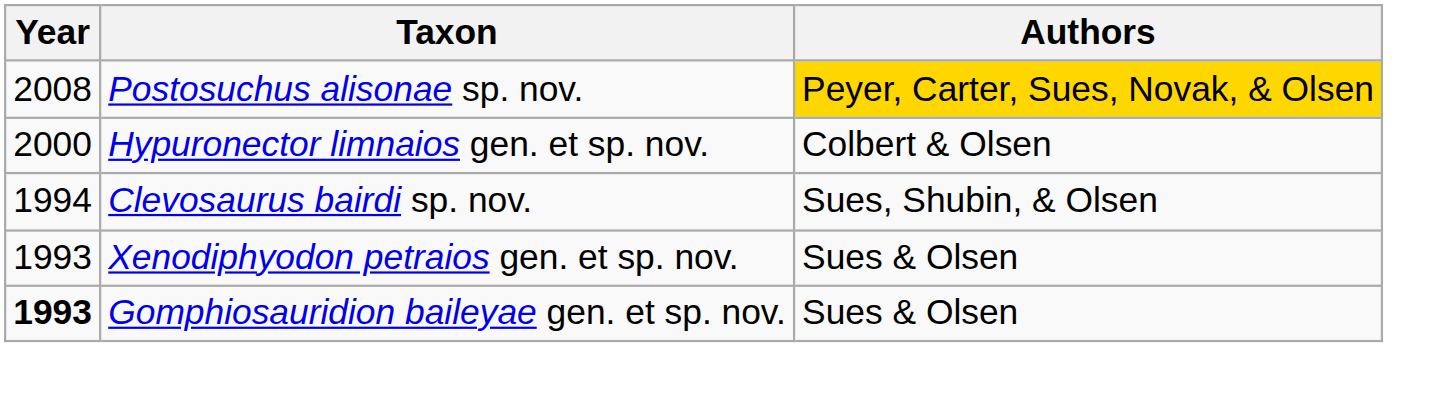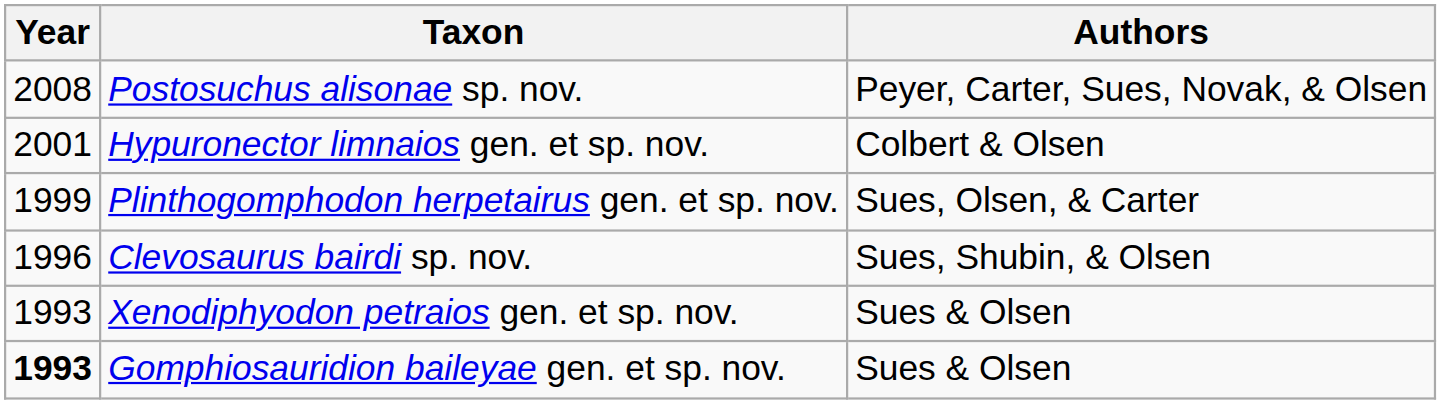(1088, 88) gold background -> (1141, 88) no background
(53, 144) 2000 -> (53, 144) 2001
+ row: (474, 200)
(53, 200) 1994 -> (53, 256) 1996
